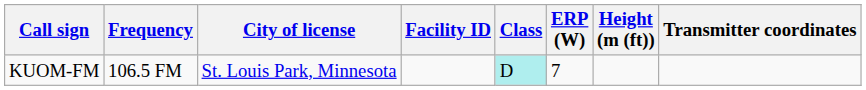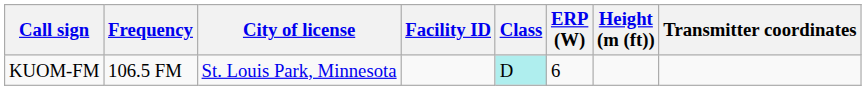(556, 70) 7 -> (556, 70) 6
